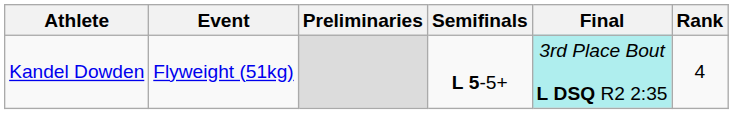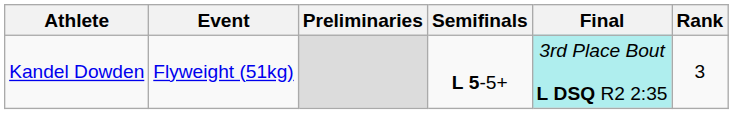(700, 72) 4 -> (700, 72) 3
